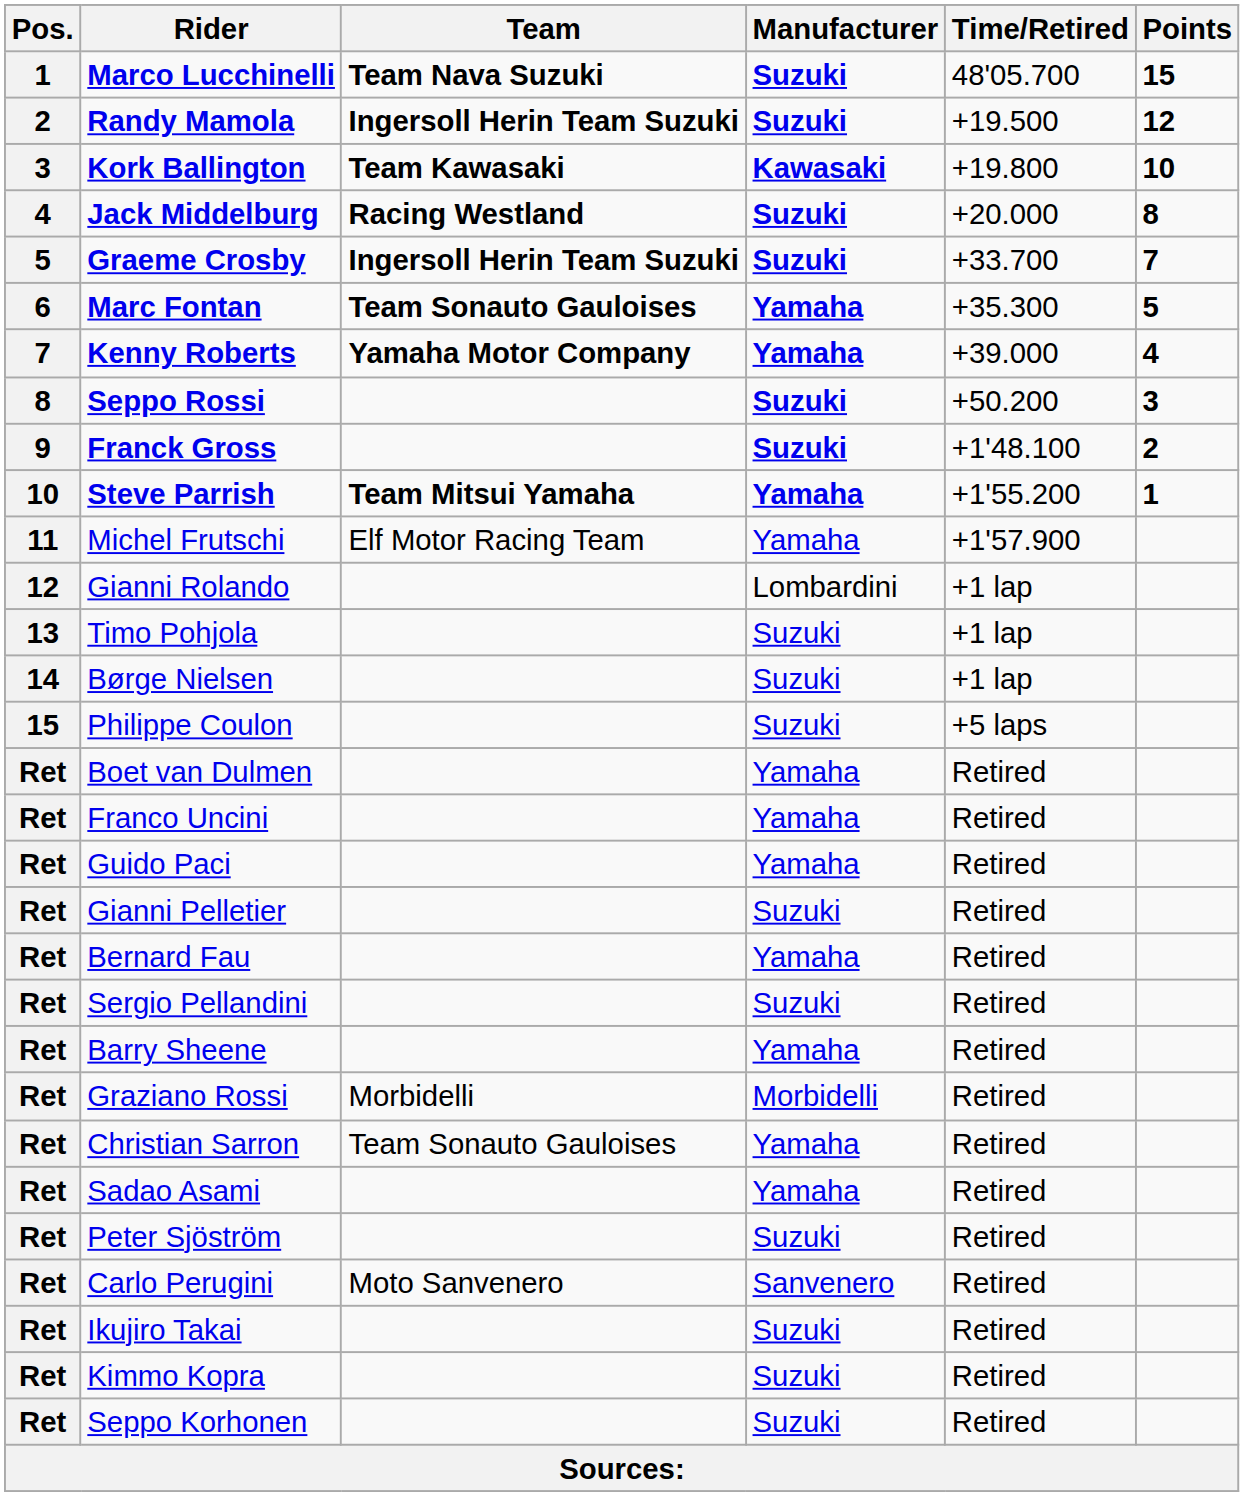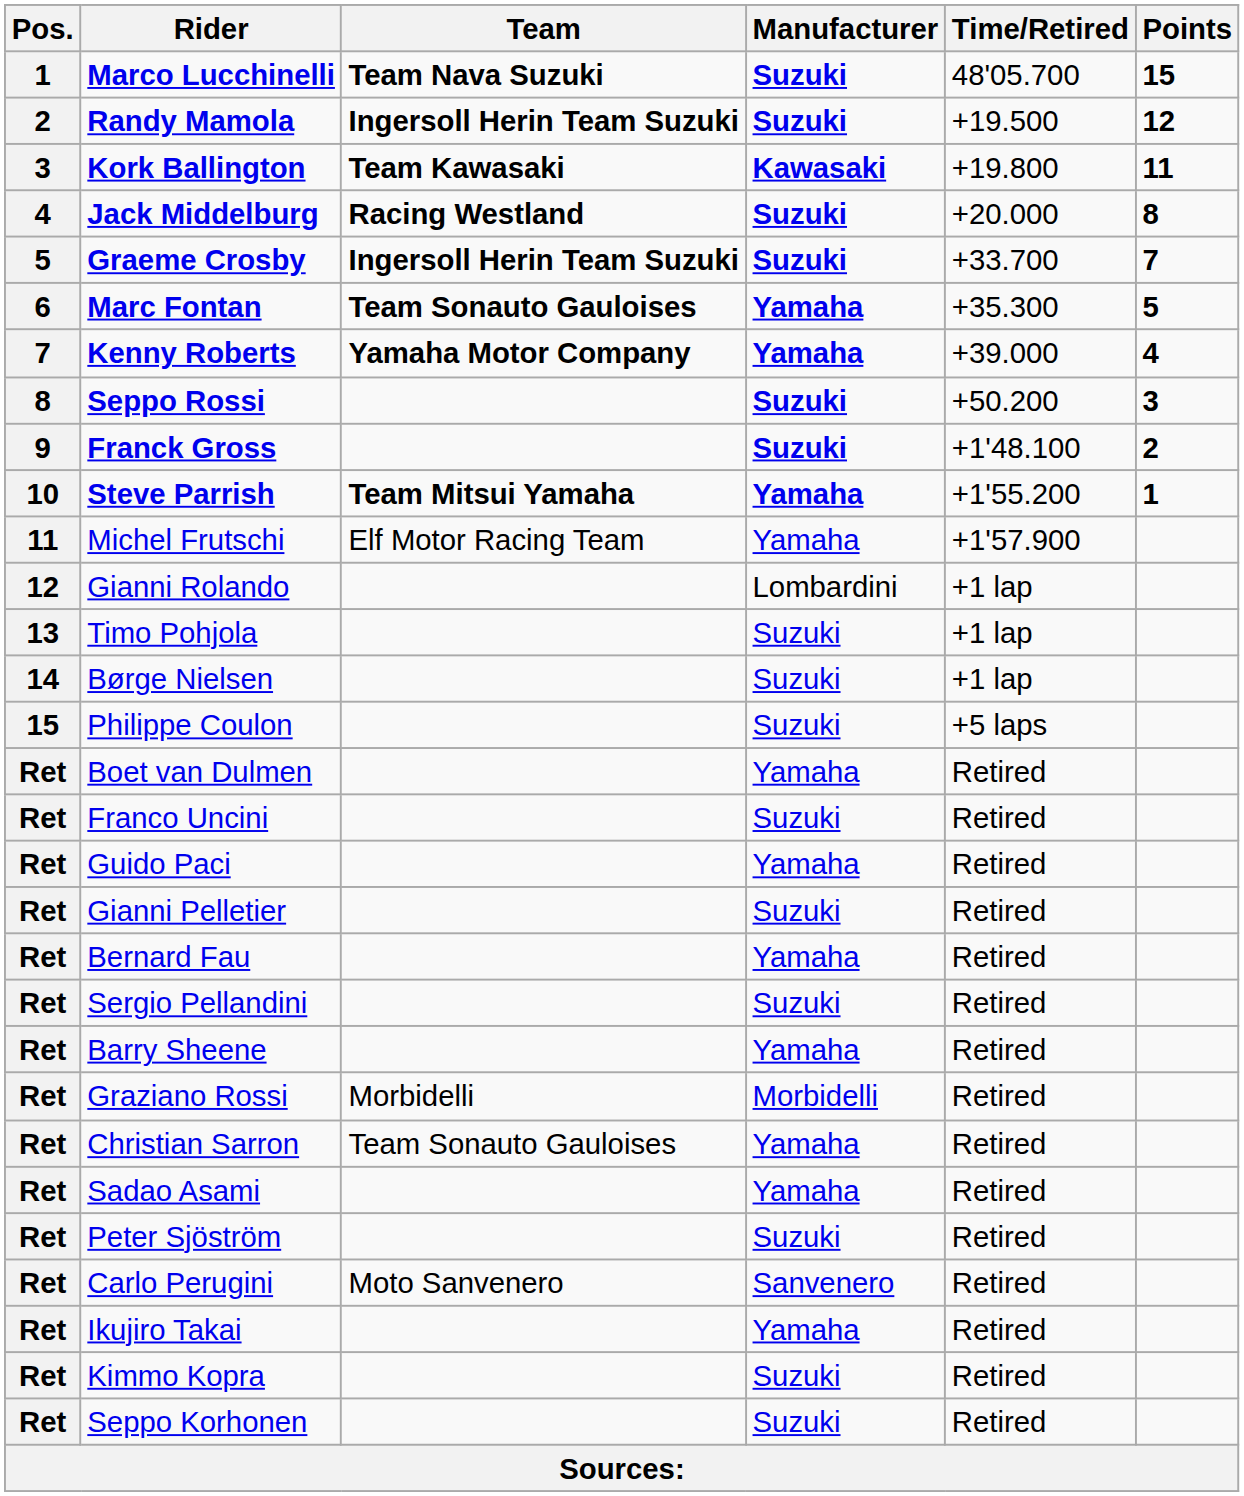(1159, 168) 10 -> (1158, 168) 11
(806, 818) Yamaha -> (797, 818) Suzuki
(797, 1329) Suzuki -> (806, 1329) Yamaha
